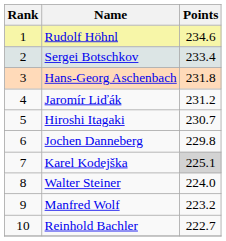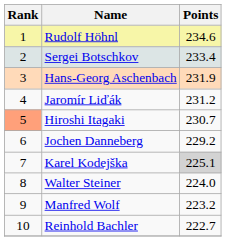(201, 78) 231.8 -> (201, 78) 231.9
(23, 120) no background -> (23, 120) lightsalmon background
(201, 141) 229.8 -> (201, 141) 229.2
